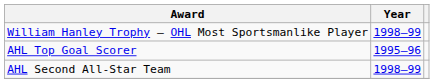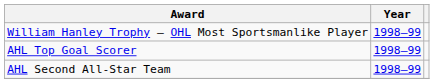(397, 51) 1995–96 -> (397, 51) 1998–99
